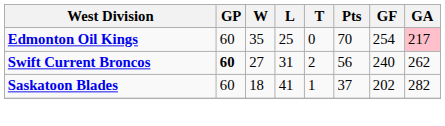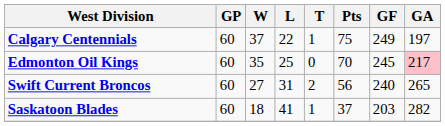+ row: (72, 39)
(384, 39) 254 -> (384, 62) 245
(227, 62) bold -> (227, 86) normal
(419, 62) 262 -> (419, 86) 265
(384, 86) 202 -> (384, 109) 203
